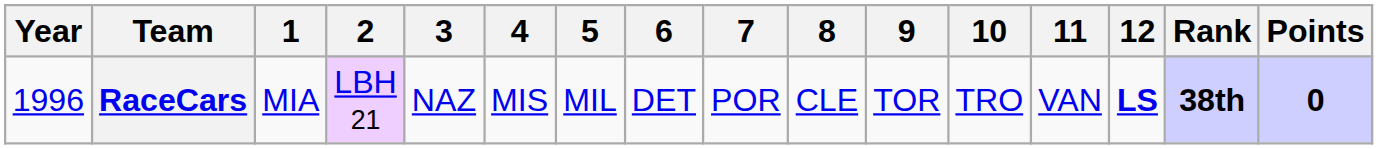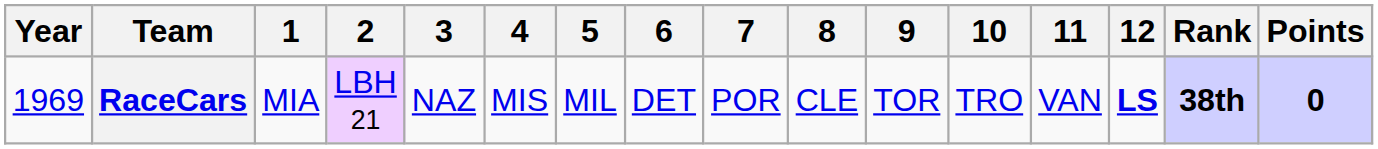(48, 99) 1996 -> (48, 99) 1969
